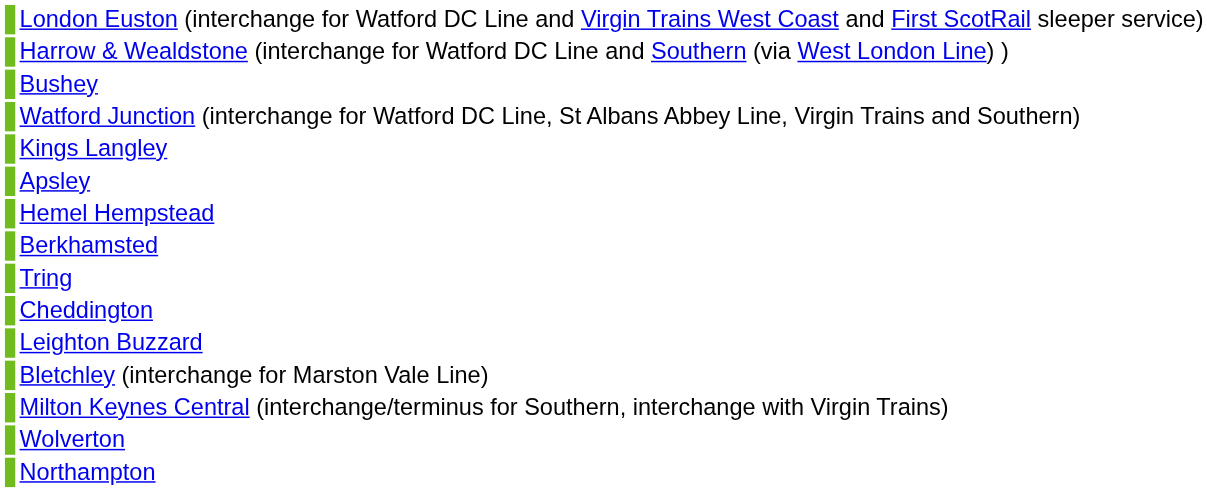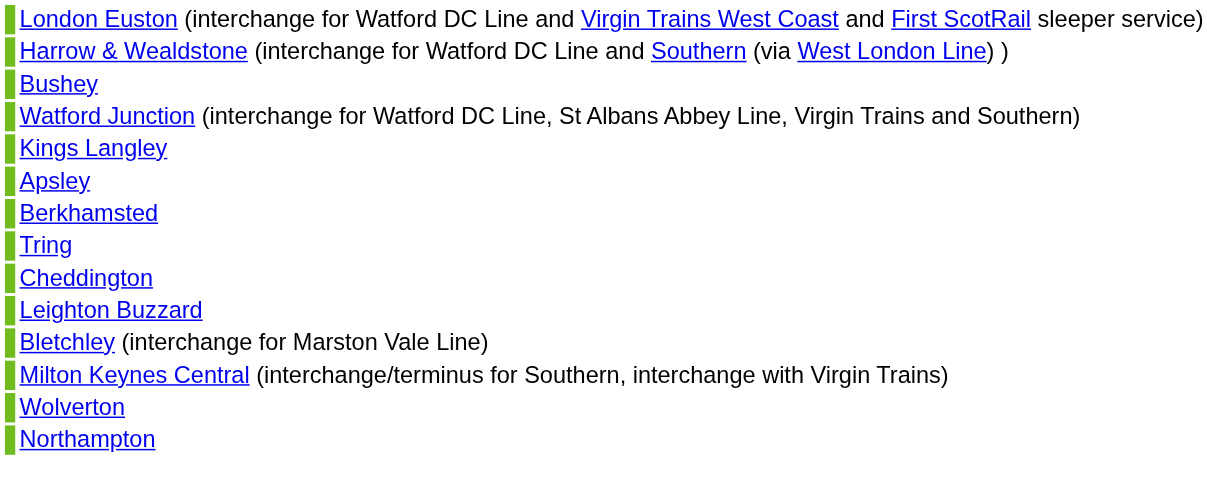- row: (117, 213)
